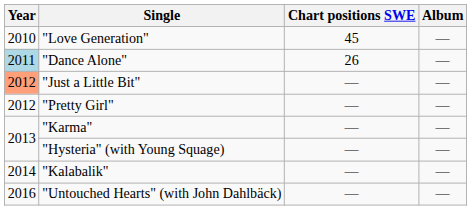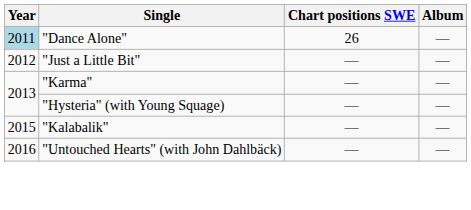- row: (96, 37)
(22, 82) lightsalmon background -> (22, 60) no background
- row: (78, 104)
(22, 171) 2014 -> (22, 127) 2015
